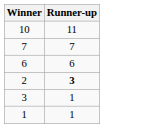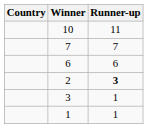+ column: (26, 13)
